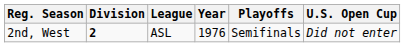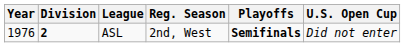columns swapped: (212, 14) <-> (46, 14)
(266, 33) normal -> (266, 33) bold
